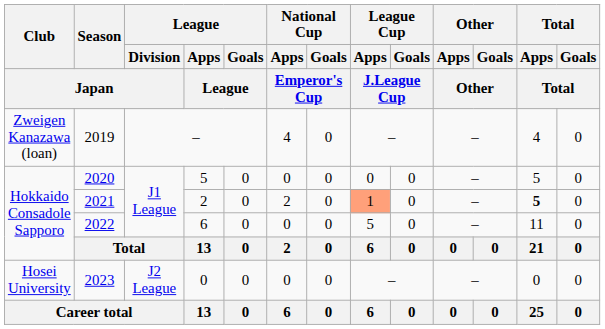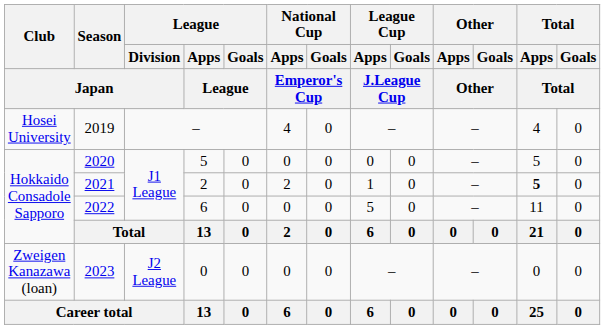(39, 137) Zweigen Kanazawa (loan) -> (39, 128) Hosei University
(370, 201) lightsalmon background -> (370, 184) no background
(39, 280) Hosei University -> (39, 272) Zweigen Kanazawa (loan)
